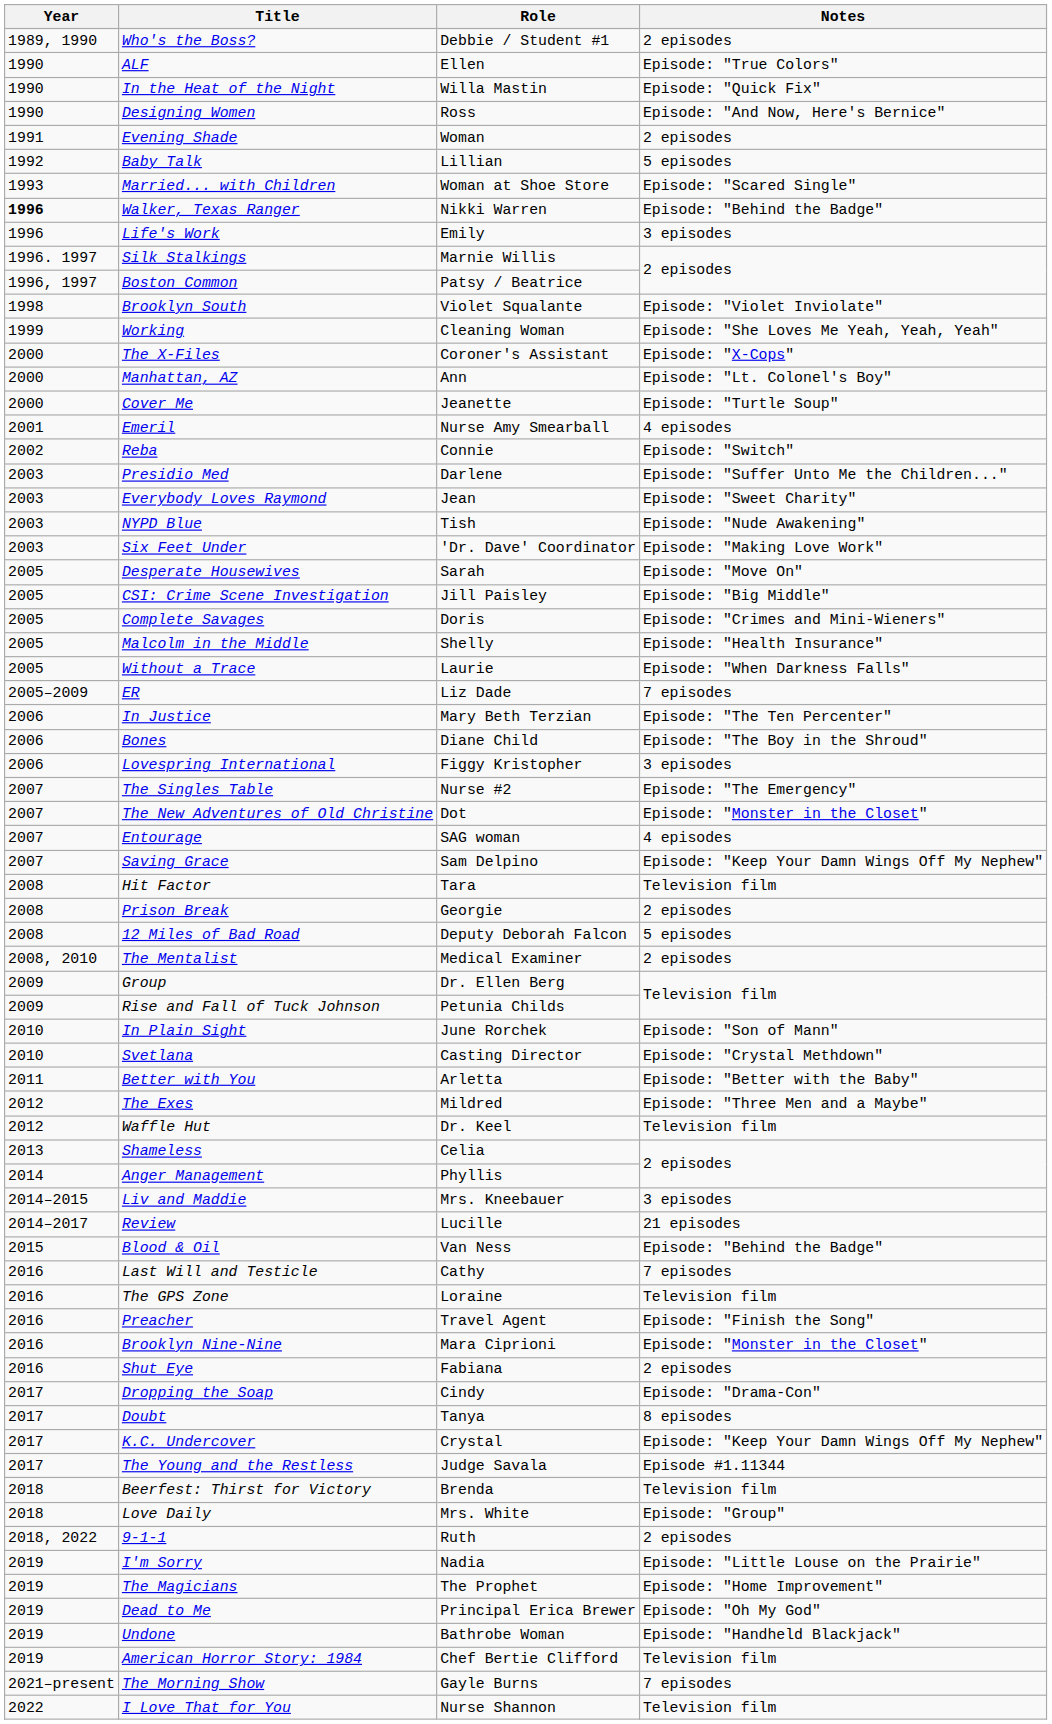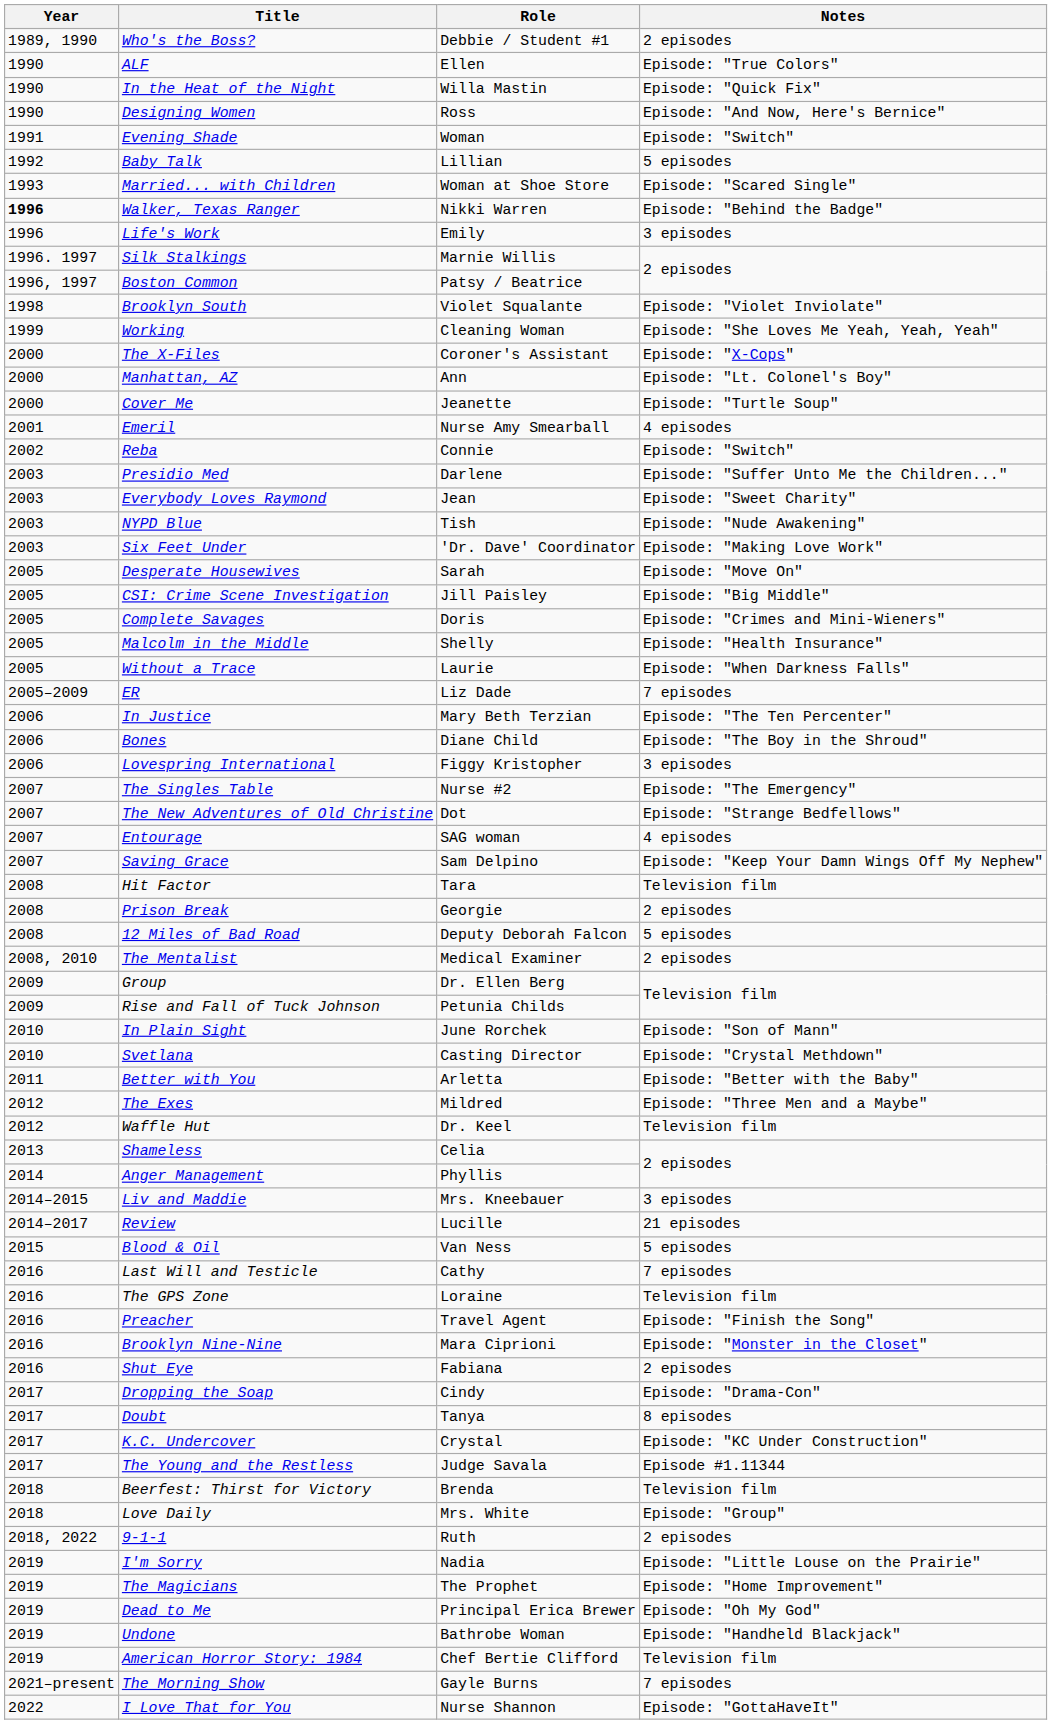(687, 137) 2 episodes -> (719, 137) Episode: "Switch"
(785, 814) Episode: "Monster in the Closet" -> (772, 814) Episode: "Strange Bedfellows"
(763, 1248) Episode: "Behind the Badge" -> (687, 1248) 5 episodes
(843, 1442) Episode: "Keep Your Damn Wings Off My Nephew" -> (785, 1442) Episode: "KC Under Construction"
(710, 1707) Television film -> (741, 1707) Episode: "GottaHaveIt"
